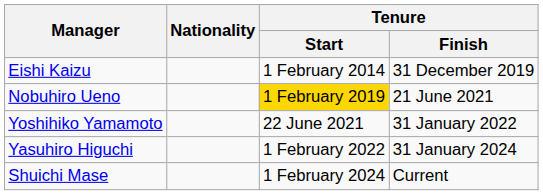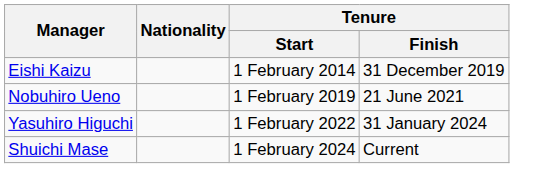(324, 96) gold background -> (294, 96) no background
- row: (85, 123)
